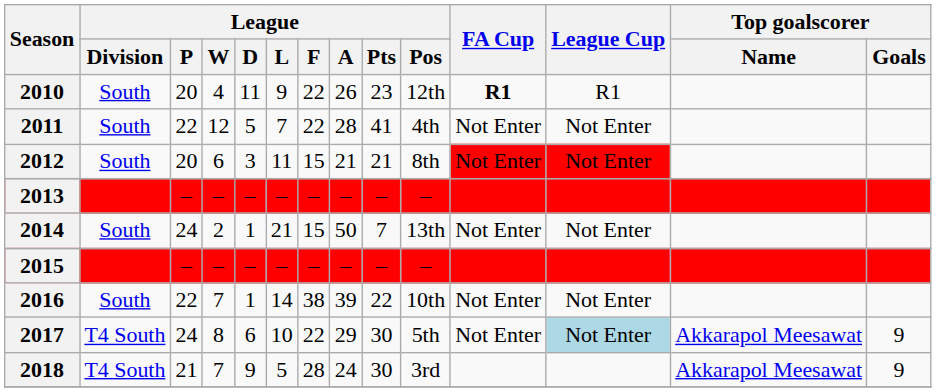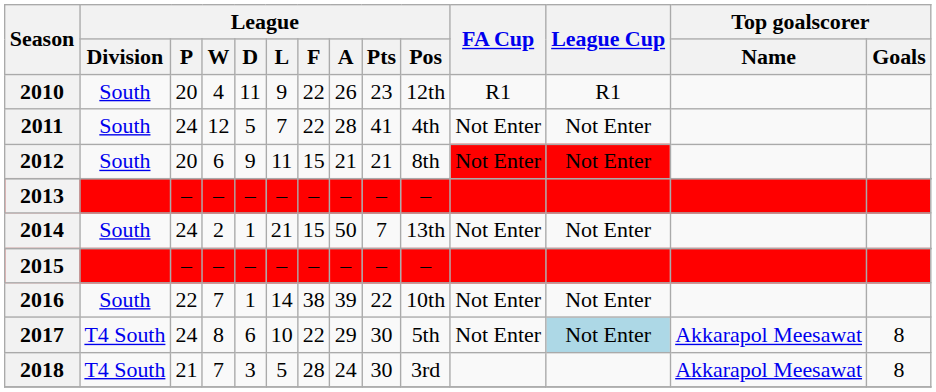(498, 91) bold -> (498, 91) normal
(186, 126) 22 -> (186, 126) 24
(250, 160) 3 -> (250, 160) 9
(899, 334) 9 -> (899, 334) 8
(250, 369) 9 -> (250, 369) 3
(899, 369) 9 -> (899, 369) 8
